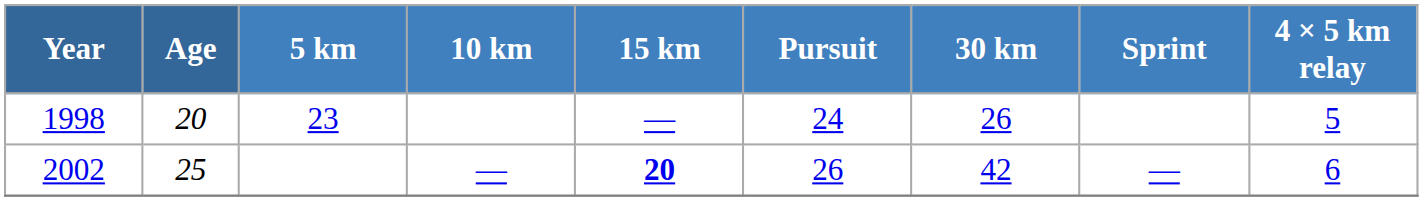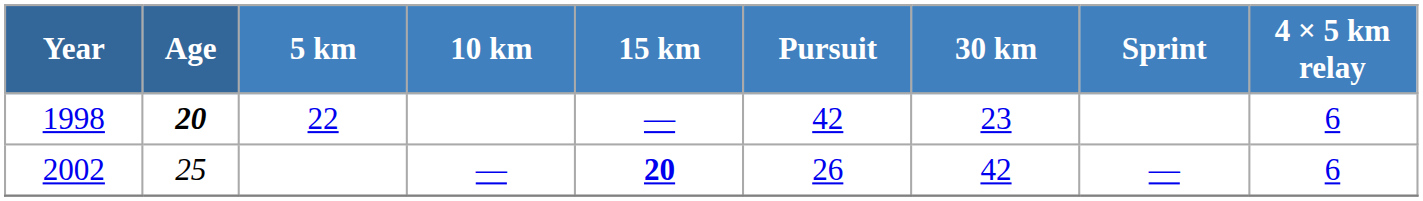(191, 118) normal -> (191, 118) bold
(323, 118) 23 -> (323, 118) 22
(828, 118) 24 -> (828, 118) 42
(996, 118) 26 -> (996, 118) 23
(1332, 118) 5 -> (1332, 118) 6
